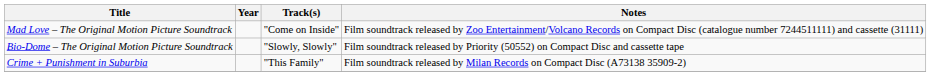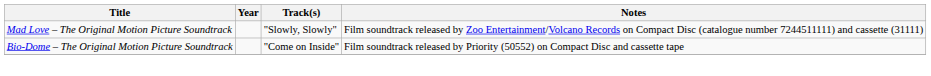(301, 29) "Come on Inside" -> (300, 29) "Slowly, Slowly"
(300, 46) "Slowly, Slowly" -> (301, 46) "Come on Inside"
- row: (77, 63)
